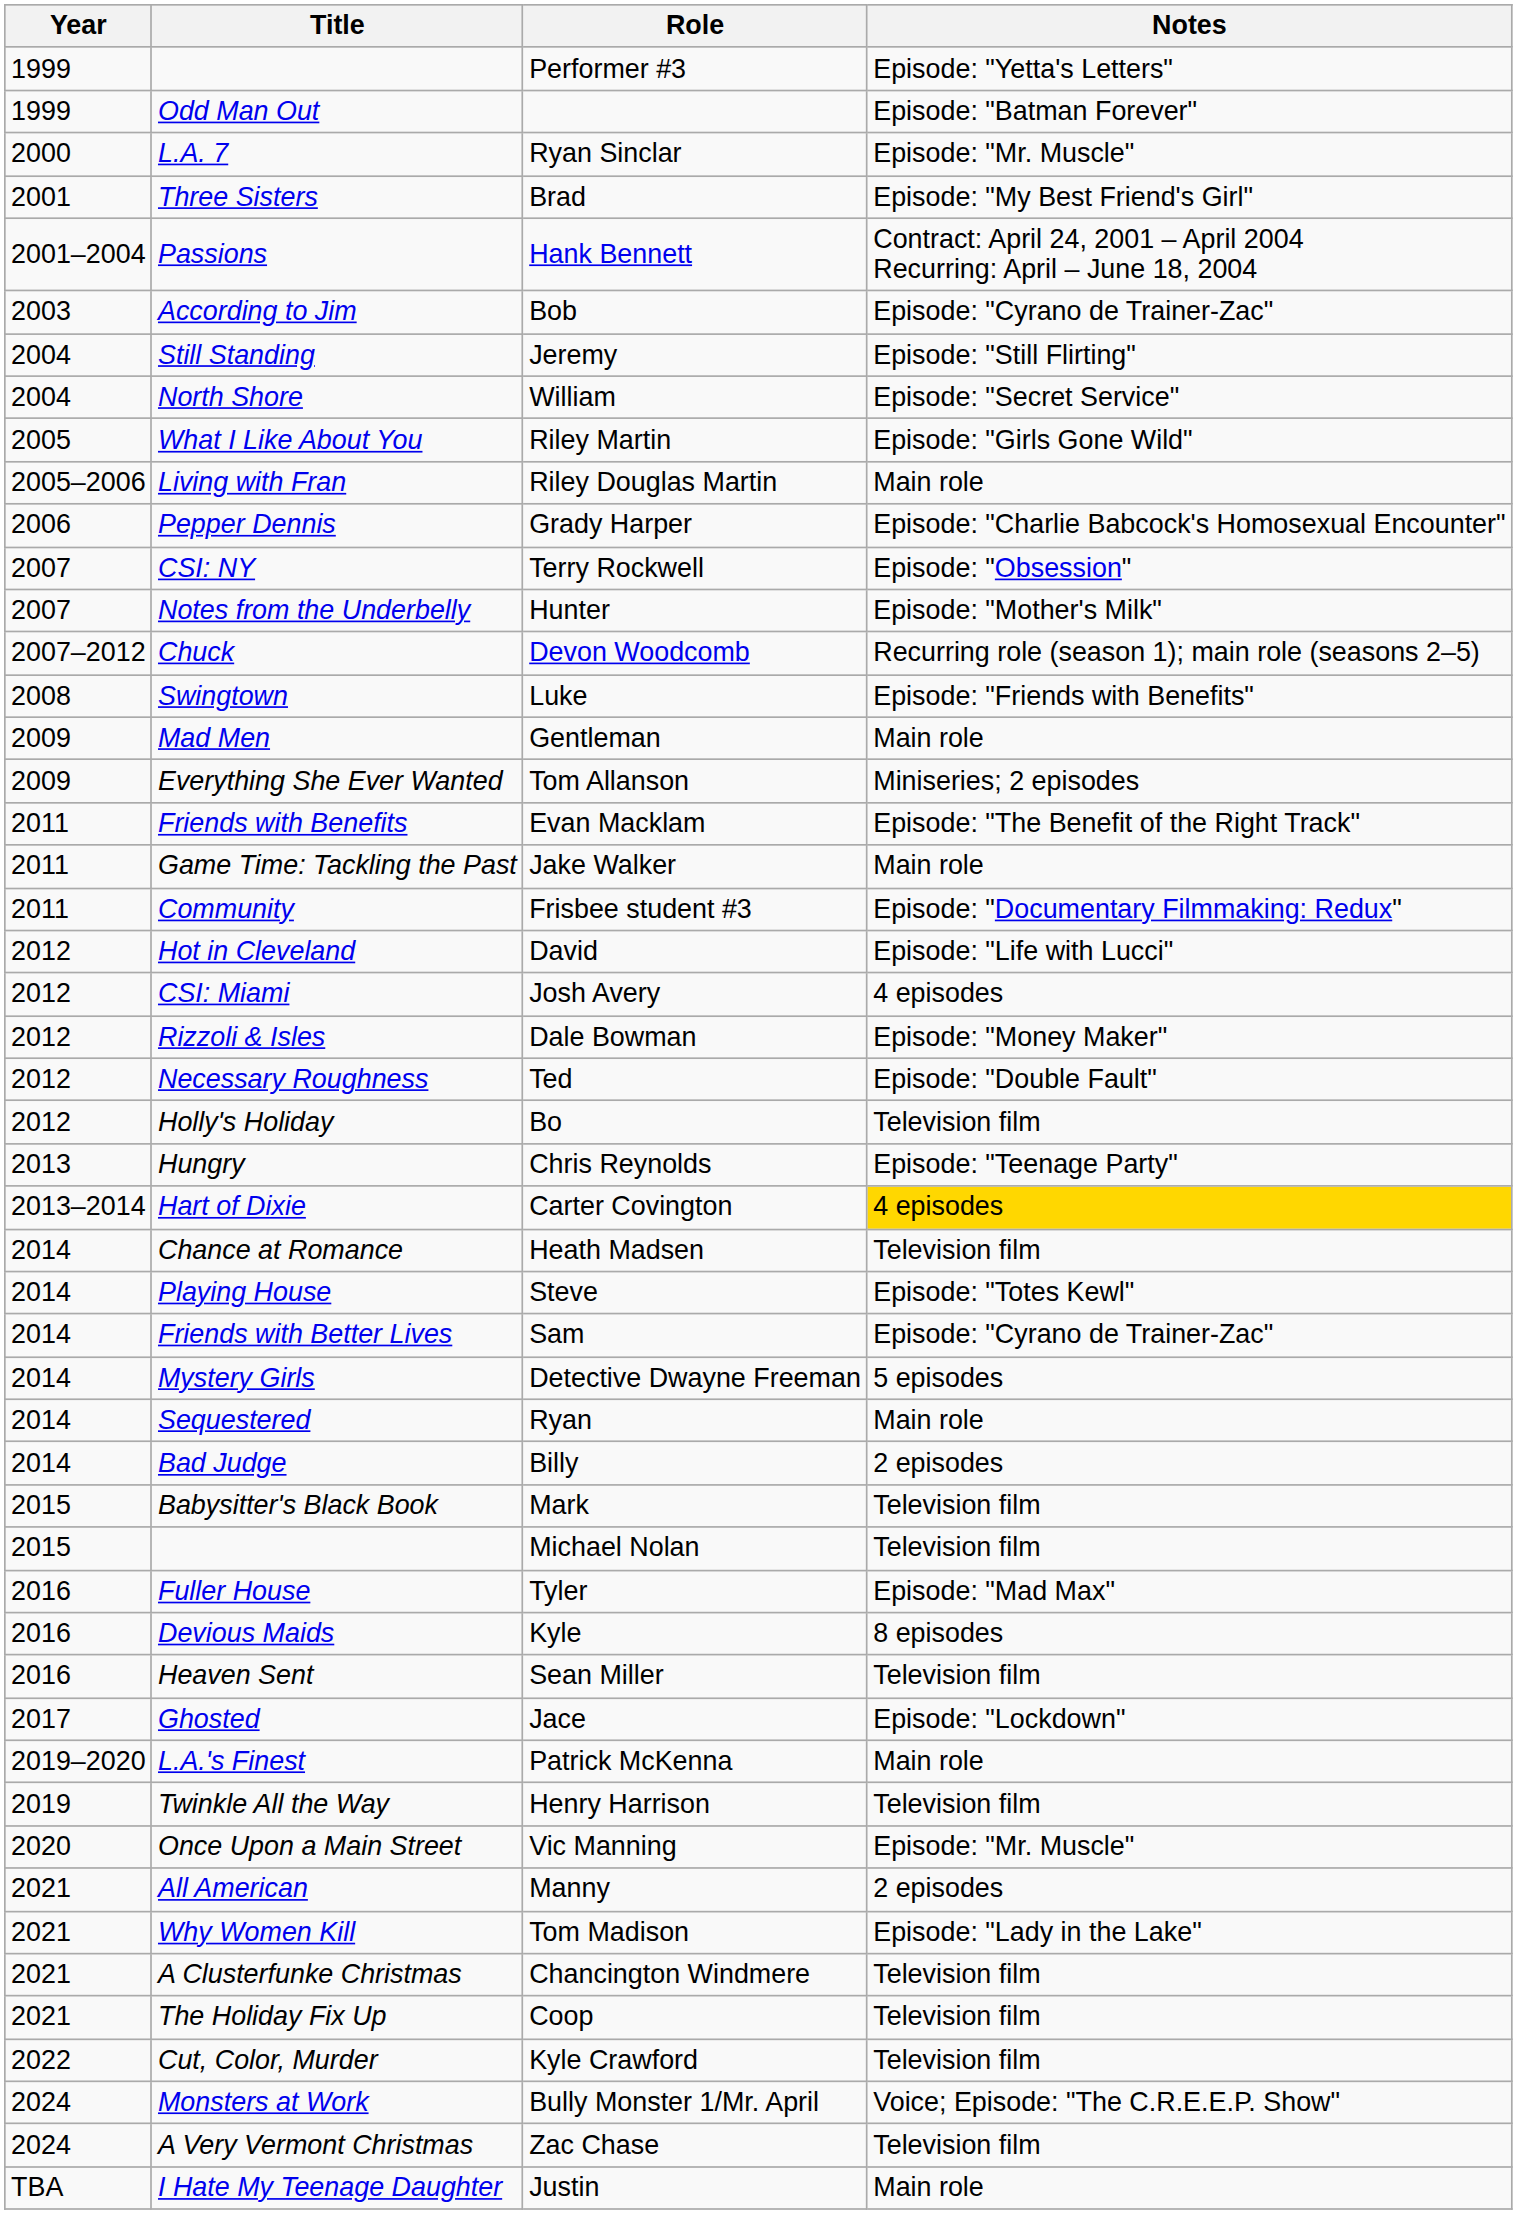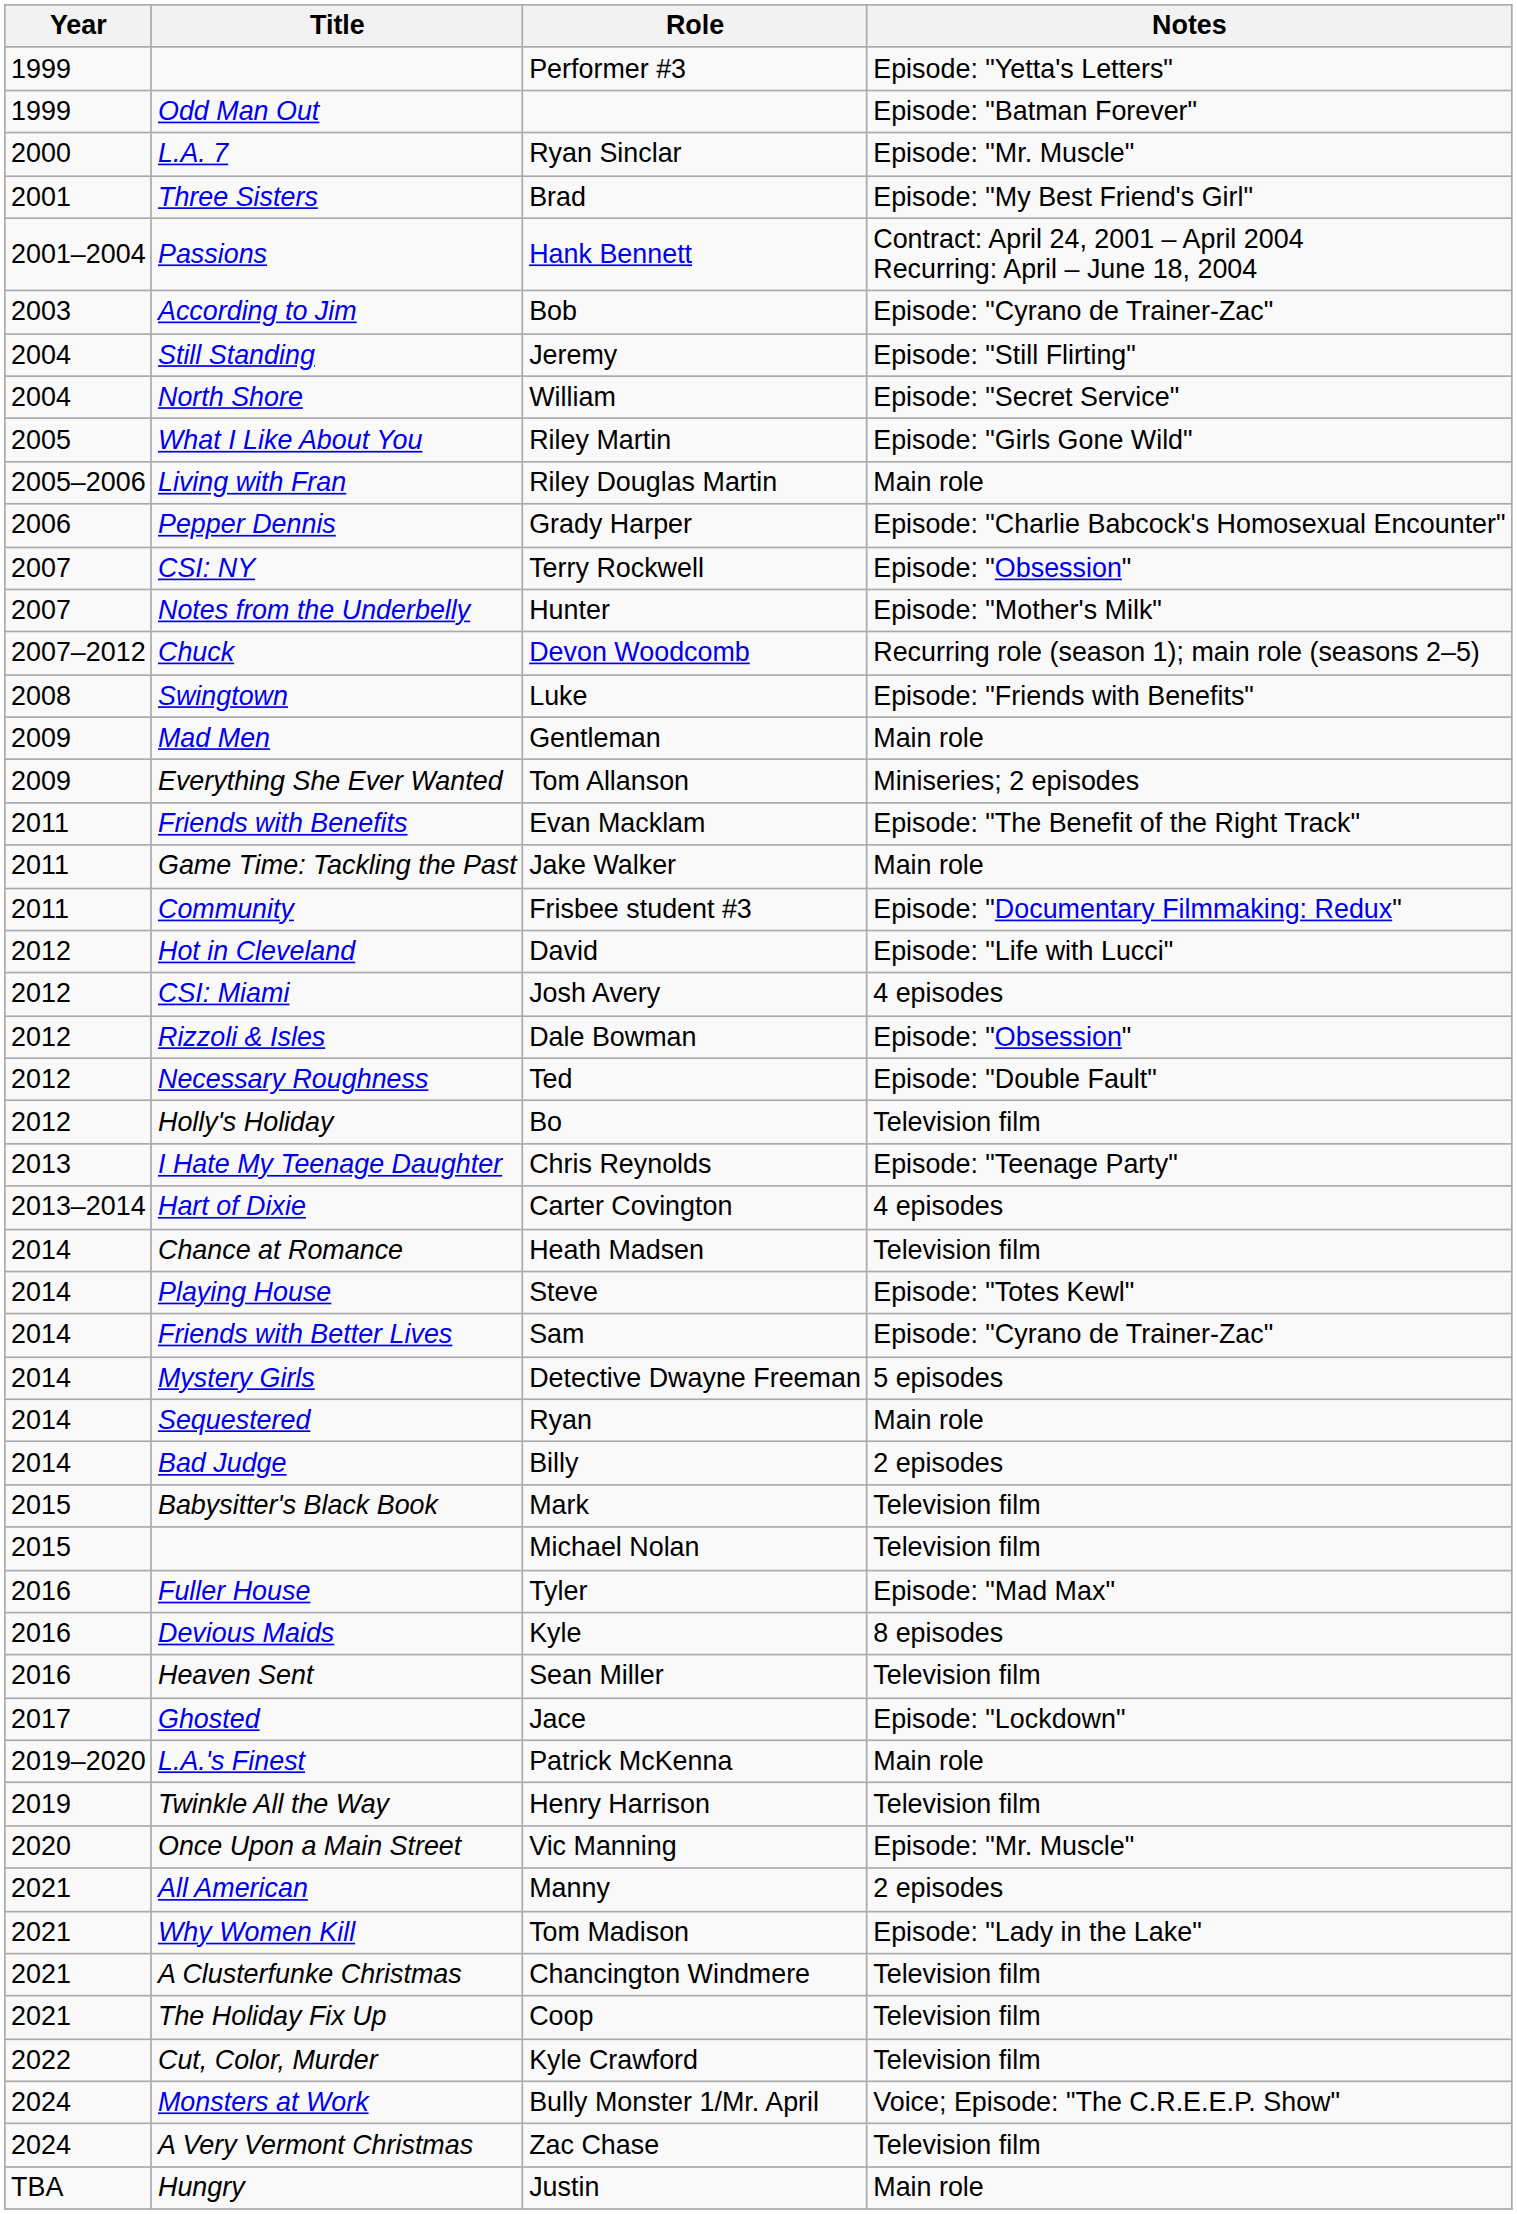(1020, 1036) Episode: "Money Maker" -> (1002, 1036) Episode: "Obsession"
(201, 1164) Hungry -> (330, 1164) I Hate My Teenage Daughter
(938, 1207) gold background -> (938, 1207) no background
(330, 2187) I Hate My Teenage Daughter -> (201, 2187) Hungry
